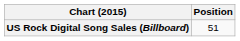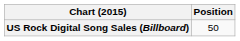(213, 28) 51 -> (213, 28) 50
